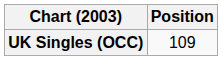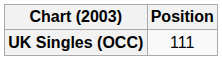(182, 42) 109 -> (182, 42) 111
